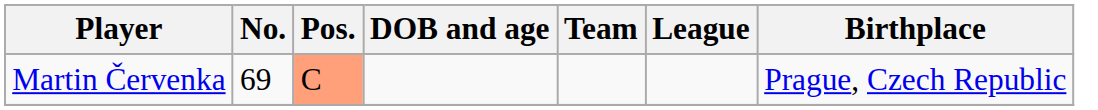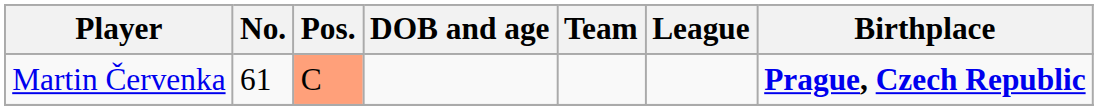(256, 79) 69 -> (256, 79) 61
(915, 79) normal -> (925, 79) bold
